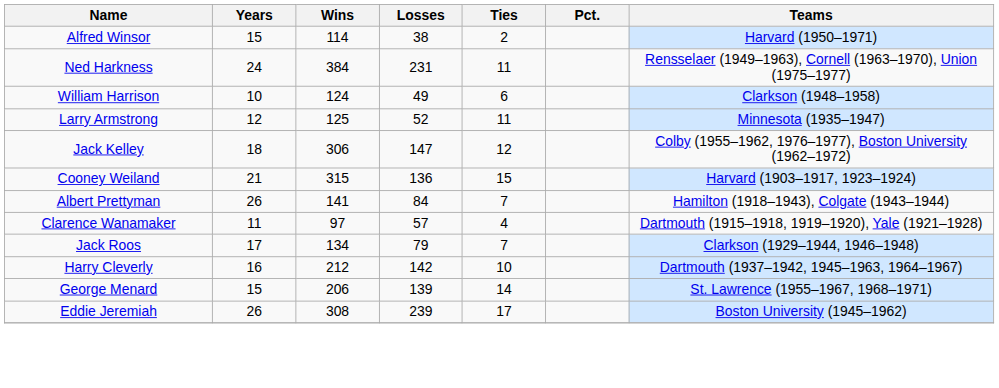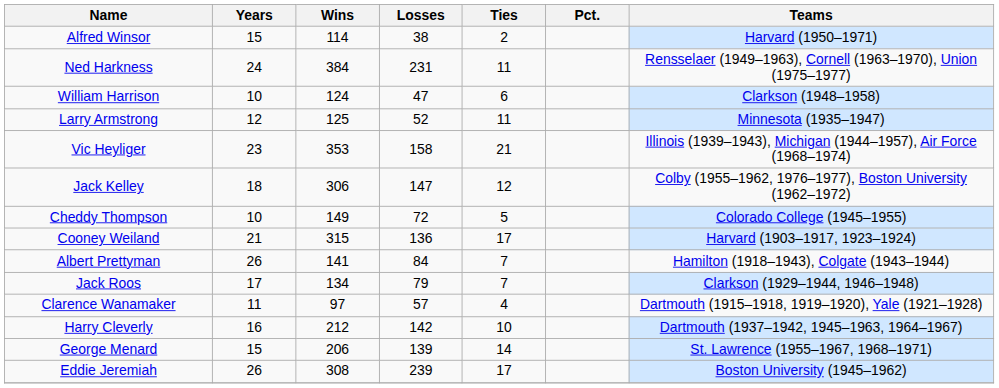(421, 97) 49 -> (421, 97) 47
+ row: (109, 149)
+ row: (109, 217)
(504, 179) 15 -> (504, 239) 17
rows swapped: (109, 223) <-> (109, 245)
